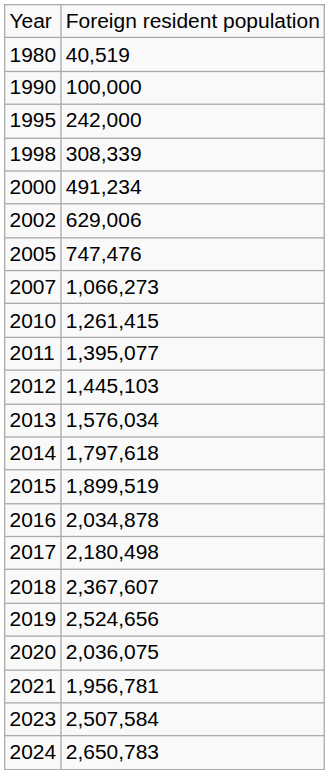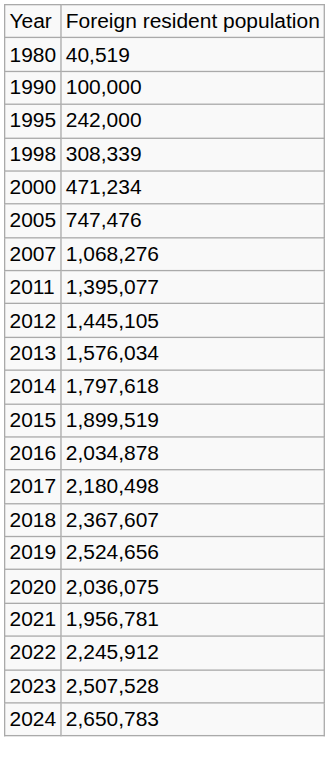(104, 187) 491,234 -> (104, 187) 471,234
- row: (33, 220)
(112, 287) 1,066,273 -> (112, 253) 1,068,276
- row: (33, 320)
(112, 386) 1,445,103 -> (112, 320) 1,445,105
+ row: (33, 652)
(112, 719) 2,507,584 -> (112, 685) 2,507,528
